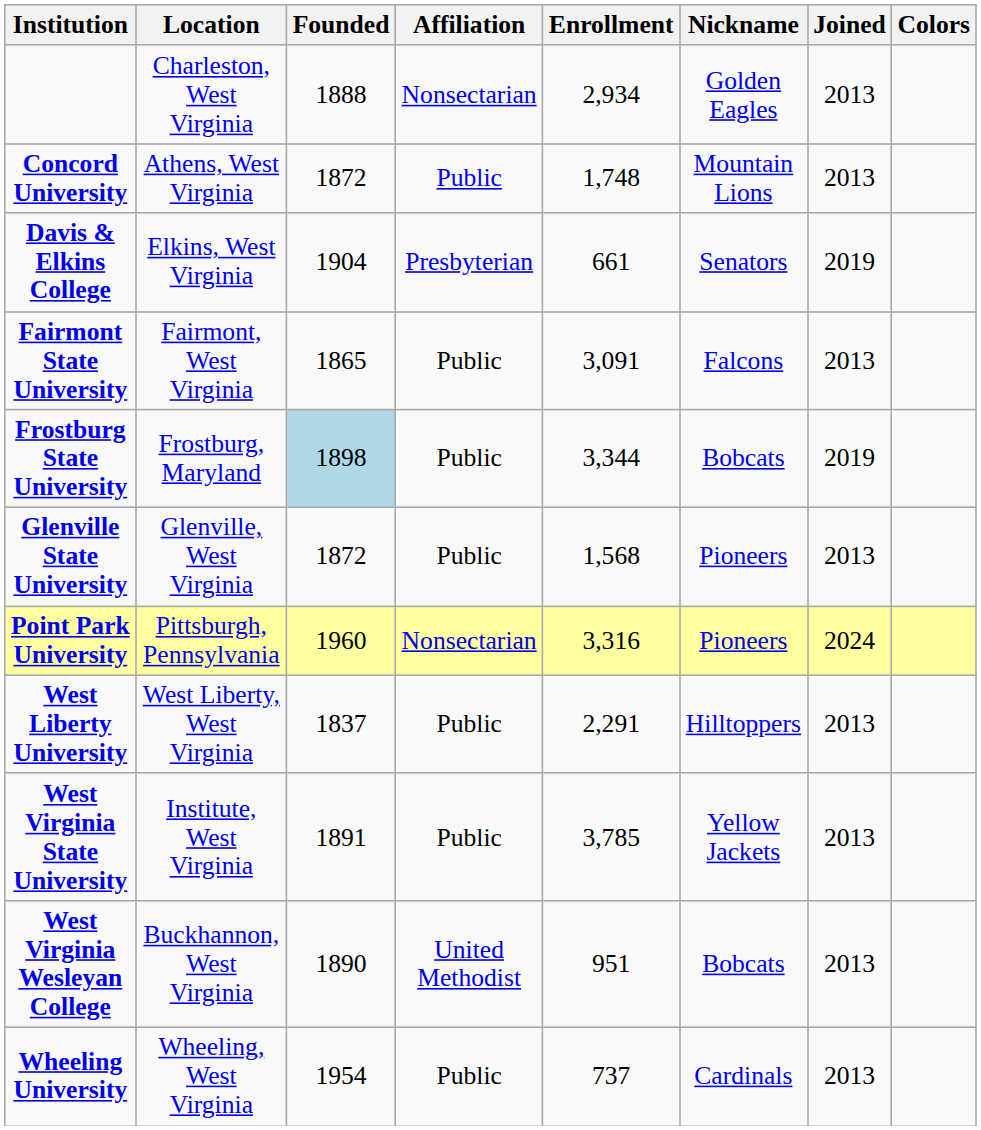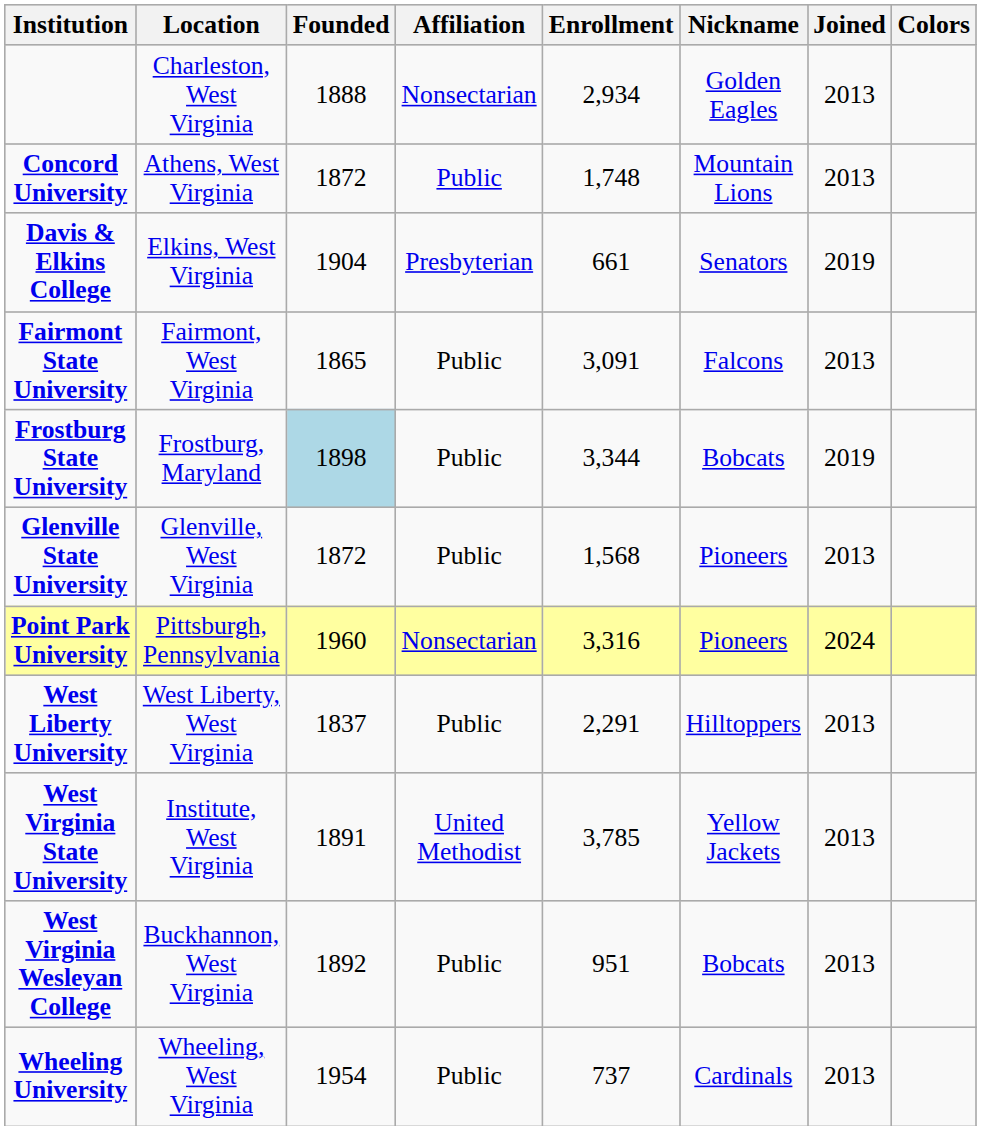(469, 836) Public -> (469, 836) United Methodist
(341, 963) 1890 -> (341, 963) 1892
(469, 963) United Methodist -> (469, 963) Public
